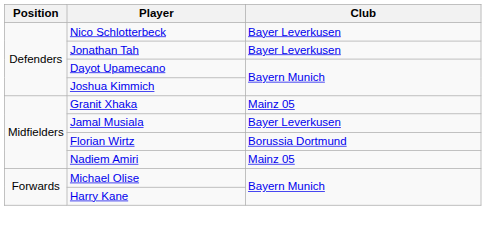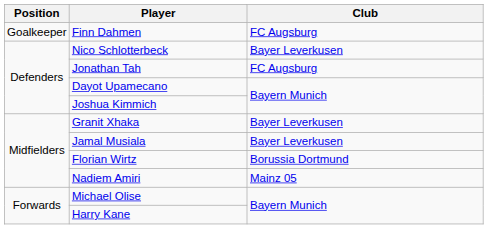+ row: (106, 31)
(294, 50) Bayer Leverkusen -> (284, 68) FC Augsburg
(271, 104) Mainz 05 -> (296, 123) Bayer Leverkusen
